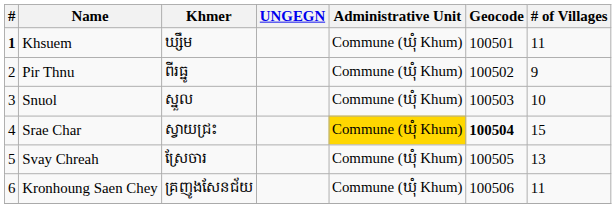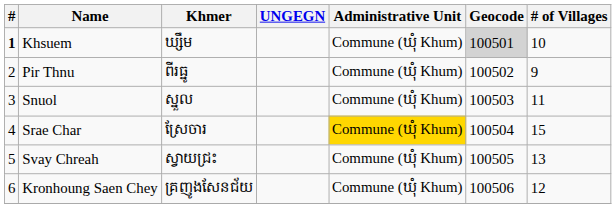(492, 42) no background -> (492, 42) lightgrey background
(538, 42) 11 -> (538, 42) 10
(538, 101) 10 -> (538, 101) 11
(191, 129) ស្វាយជ្រះ -> (186, 129) ស្រែចារ
(492, 130) bold -> (492, 130) normal
(186, 158) ស្រែចារ -> (191, 158) ស្វាយជ្រះ
(538, 188) 11 -> (538, 188) 12
